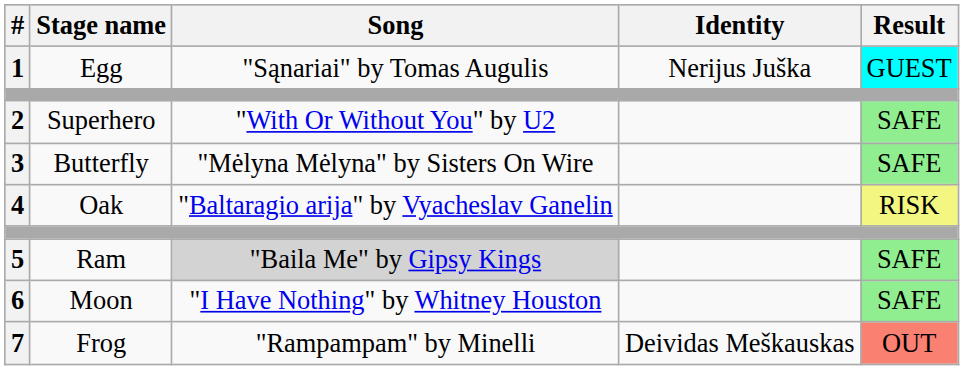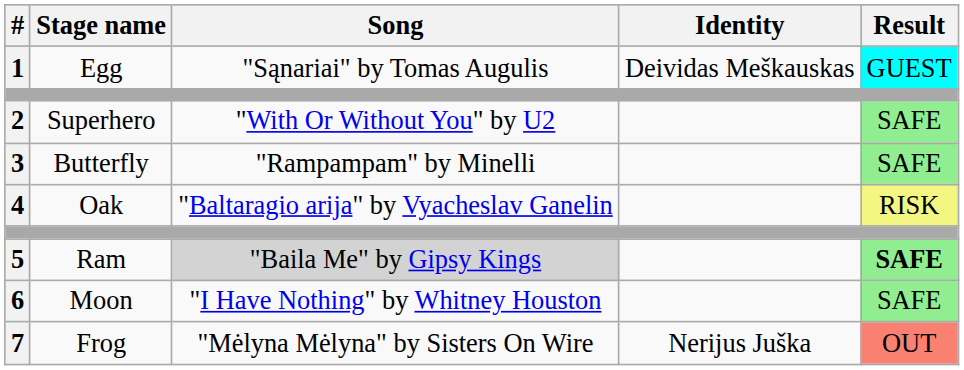(740, 67) Nerijus Juška -> (740, 67) Deividas Meškauskas
(395, 163) "Mėlyna Mėlyna" by Sisters On Wire -> (396, 163) "Rampampam" by Minelli
(909, 259) normal -> (909, 259) bold
(396, 342) "Rampampam" by Minelli -> (395, 342) "Mėlyna Mėlyna" by Sisters On Wire
(740, 342) Deividas Meškauskas -> (740, 342) Nerijus Juška
